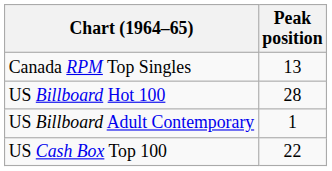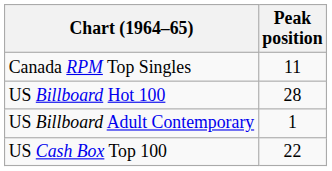(292, 66) 13 -> (292, 66) 11
